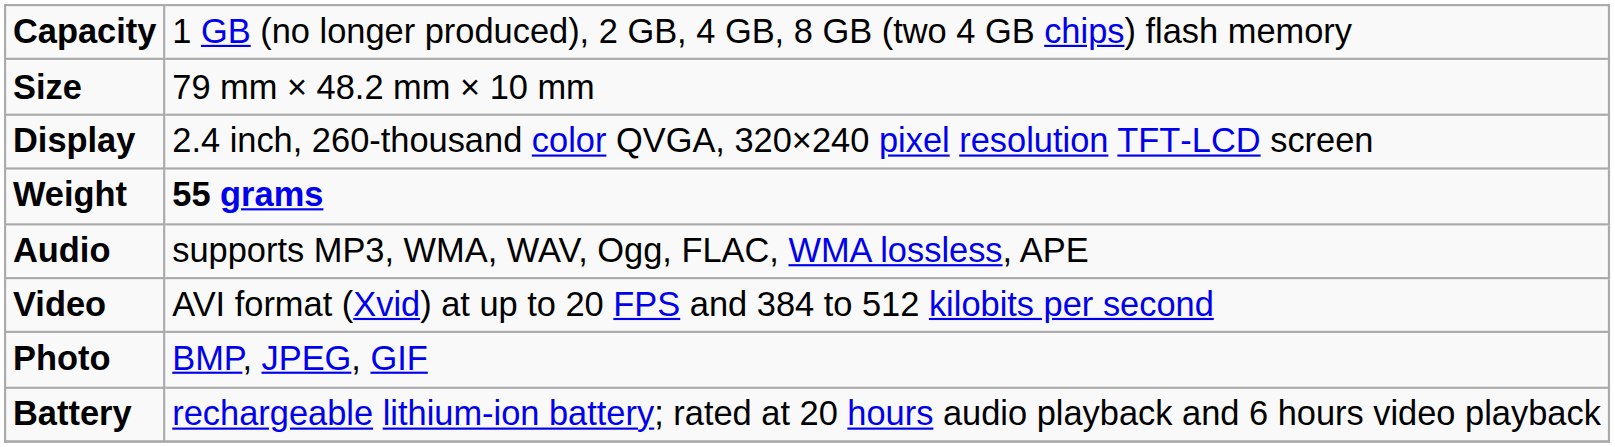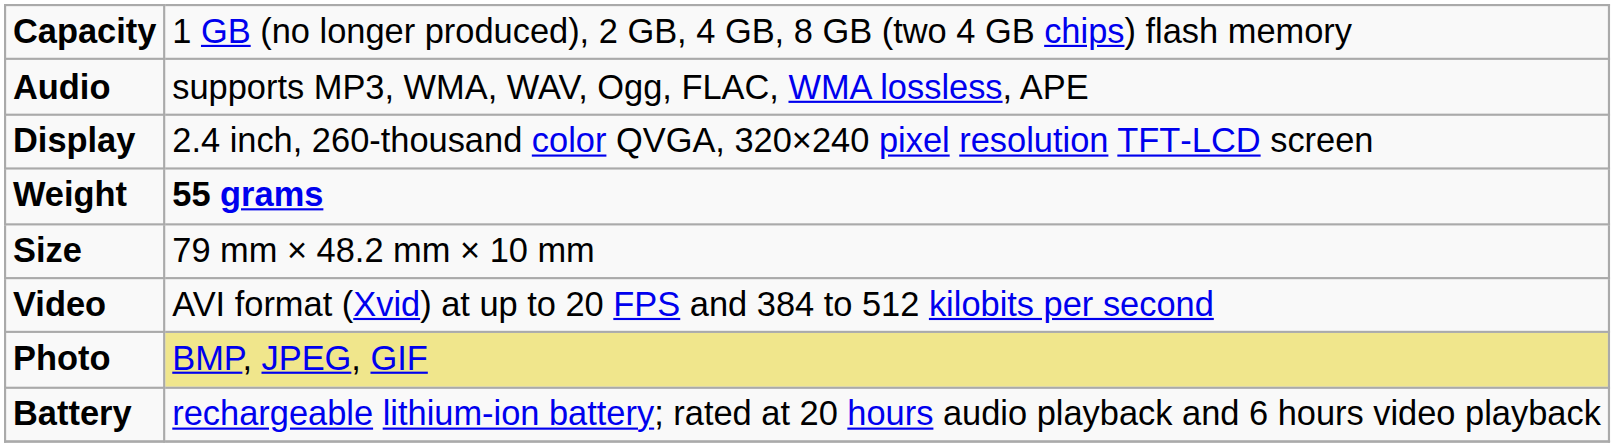rows swapped: (47, 86) <-> (62, 250)
(300, 359) no background -> (300, 359) khaki background
